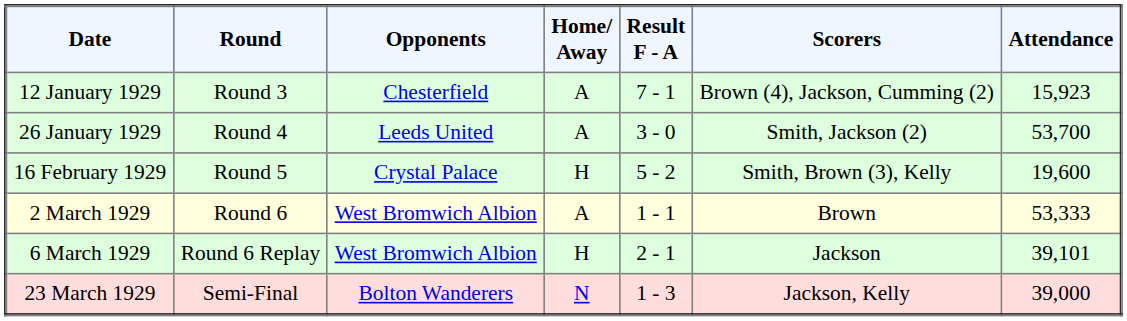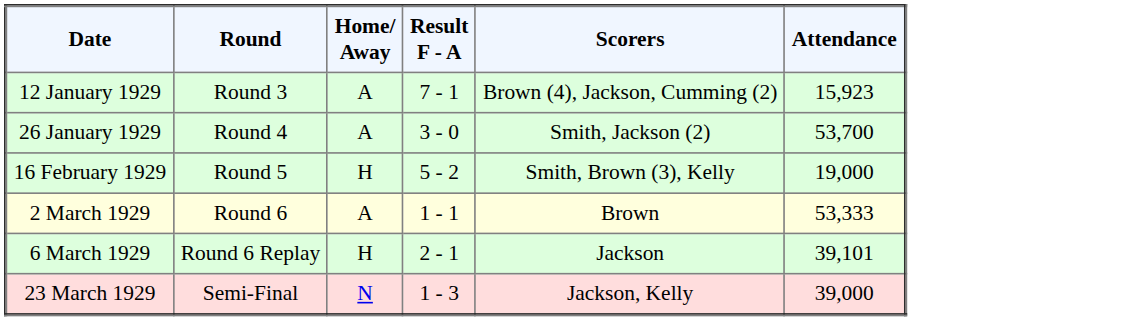- column: (436, 39)
(1061, 172) 19,600 -> (844, 172) 19,000
